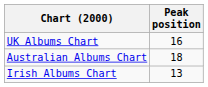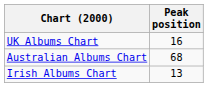(176, 57) 18 -> (176, 57) 68
